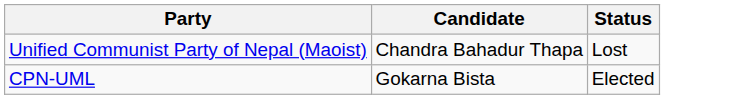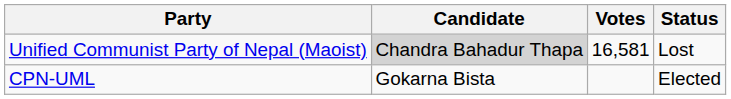+ column: (621, 19)
(479, 49) no background -> (479, 49) lightgrey background
